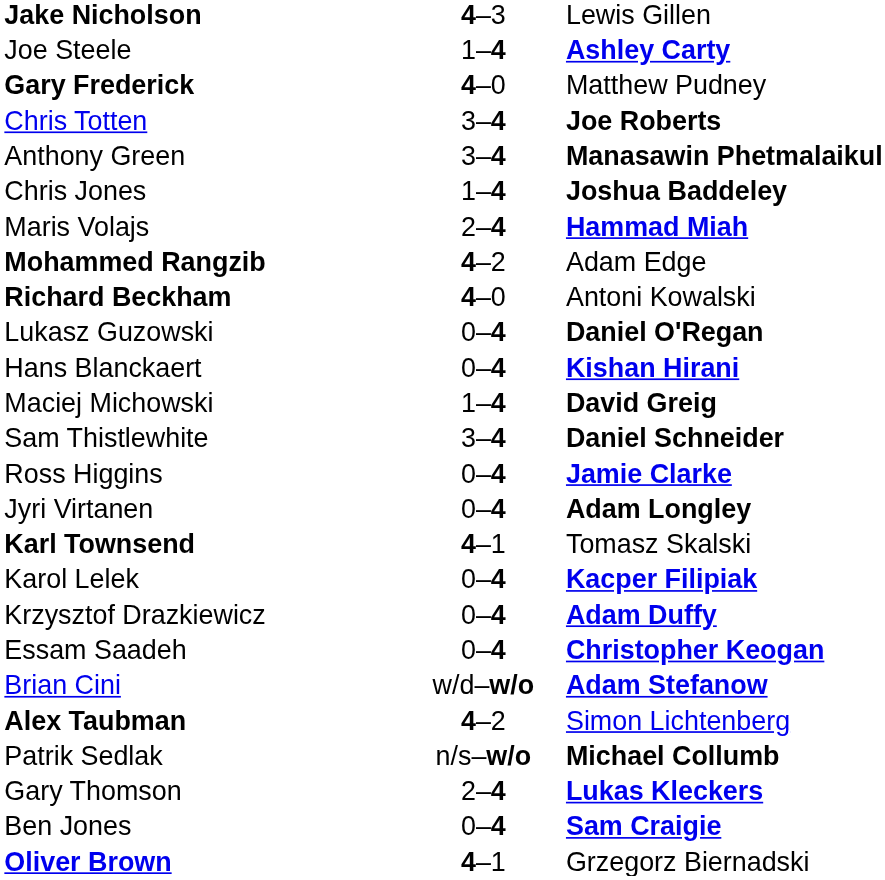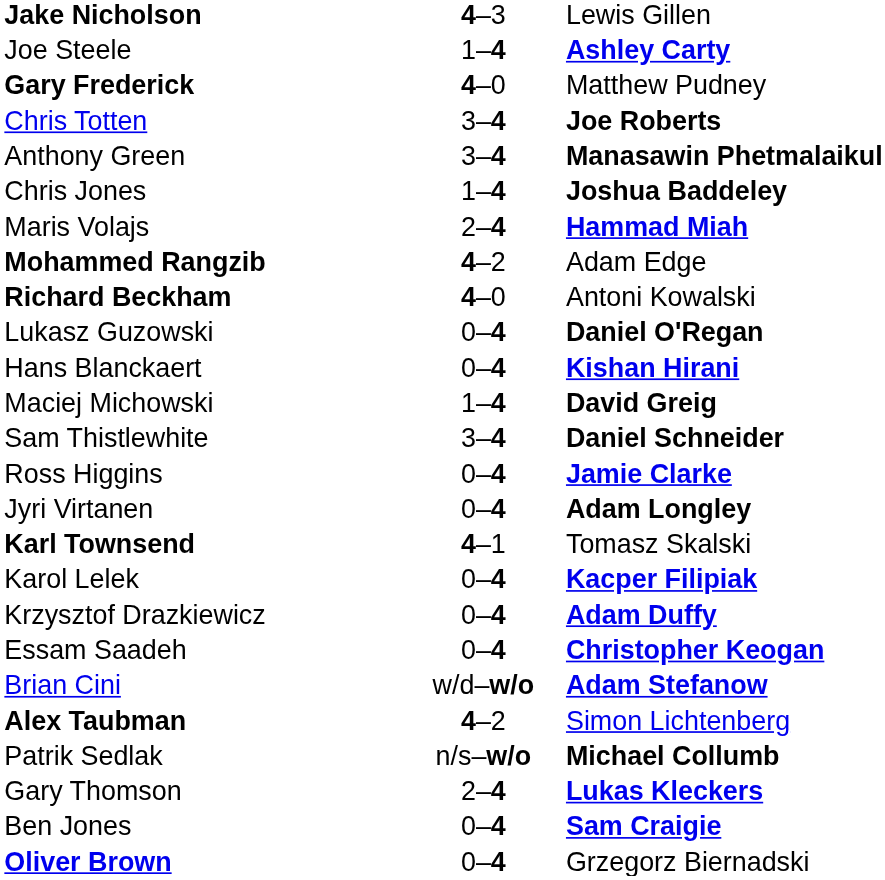(483, 861) 4–1 -> (483, 861) 0–4
